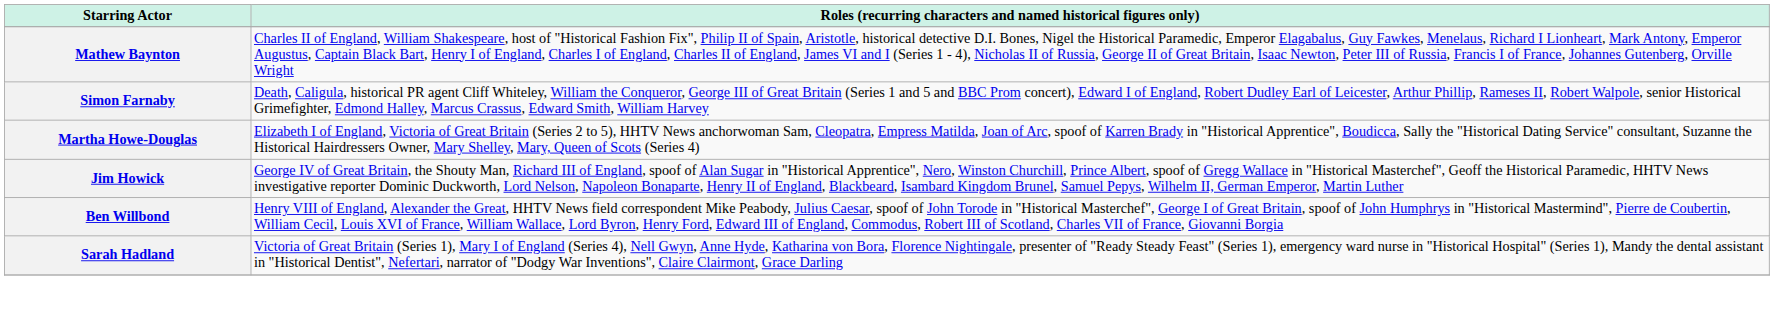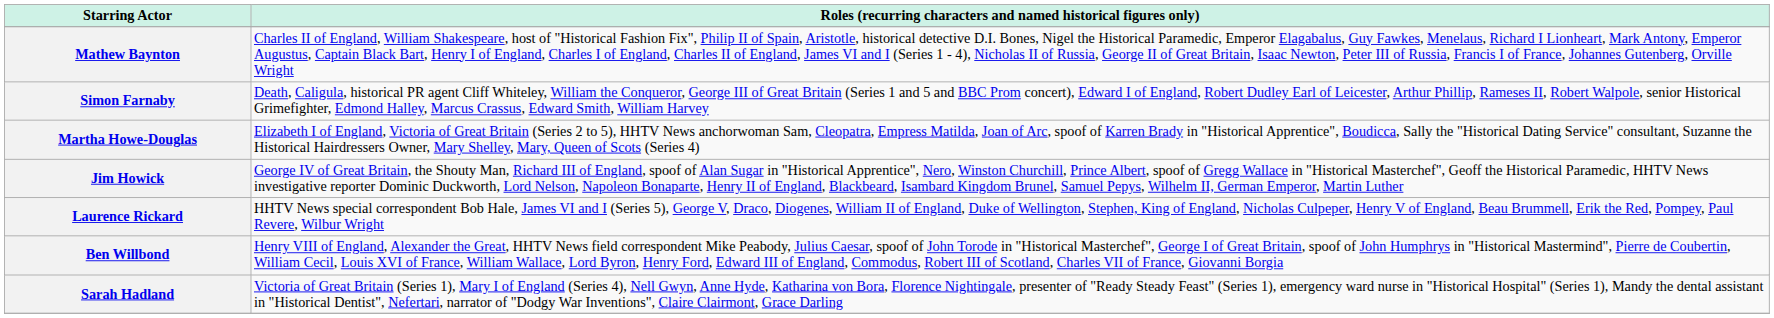+ row: (128, 216)
